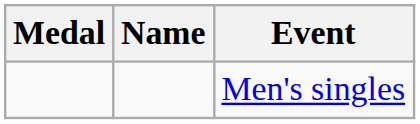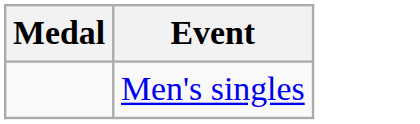- column: (163, 32)
